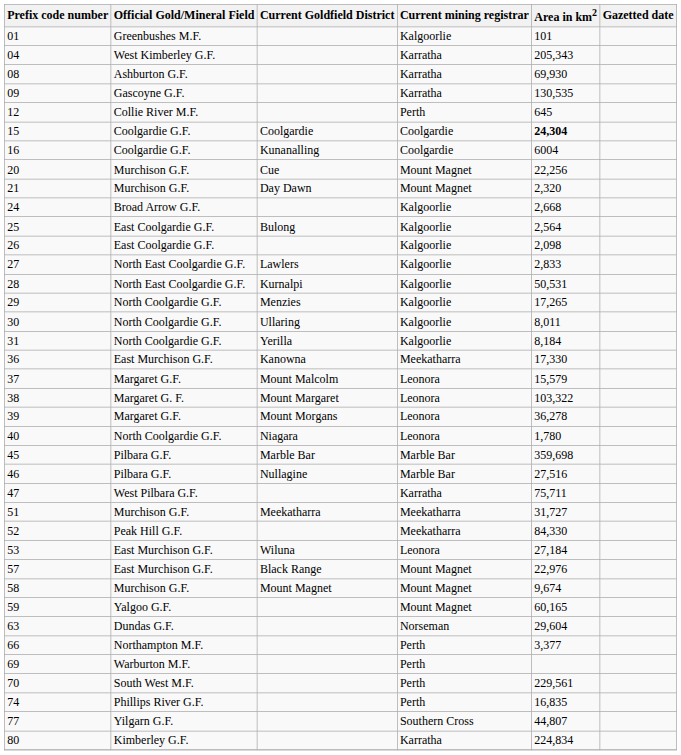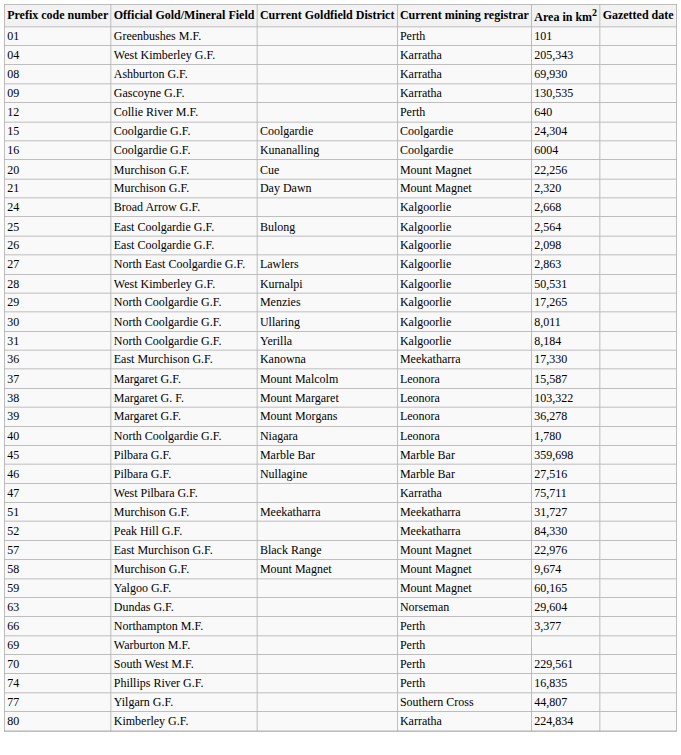(426, 36) Kalgoorlie -> (413, 36) Perth
(543, 112) 645 -> (543, 112) 640
(551, 131) bold -> (551, 131) normal
(548, 264) 2,833 -> (548, 264) 2,863
(179, 283) North East Coolgardie G.F. -> (164, 283) West Kimberley G.F.
(551, 378) 15,579 -> (551, 378) 15,587
- row: (13, 550)
